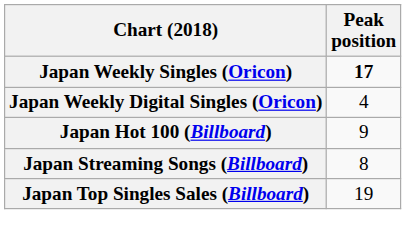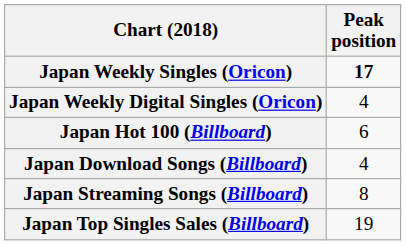(364, 132) 9 -> (364, 132) 6
+ row: (166, 163)
